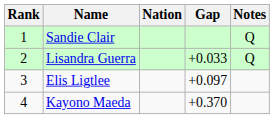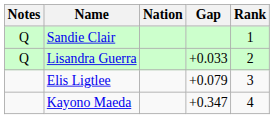columns swapped: (24, 15) <-> (250, 15)
(208, 80) +0.097 -> (208, 80) +0.079
(208, 102) +0.370 -> (208, 102) +0.347
